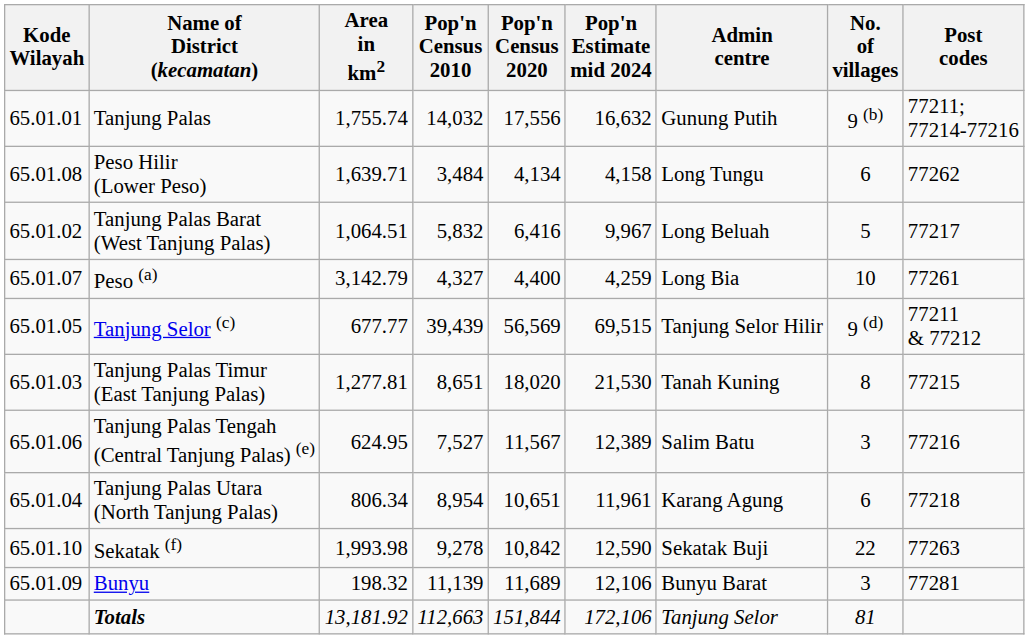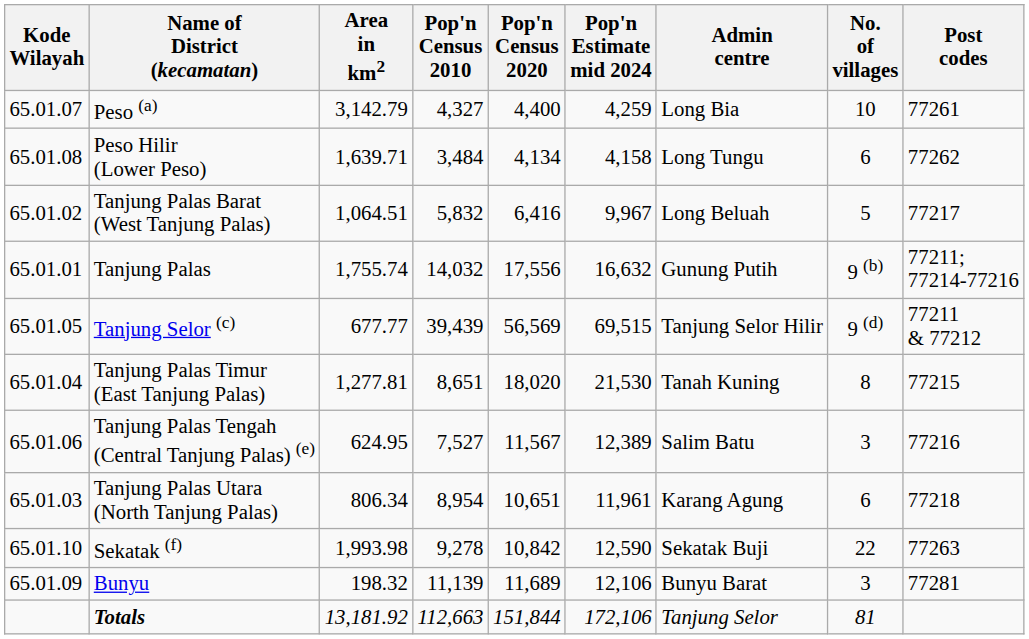rows swapped: (126, 278) <-> (152, 118)
(46, 382) 65.01.03 -> (46, 382) 65.01.04
(46, 500) 65.01.04 -> (46, 500) 65.01.03
